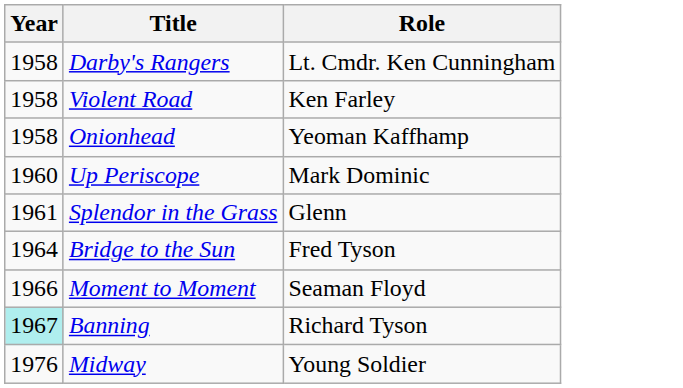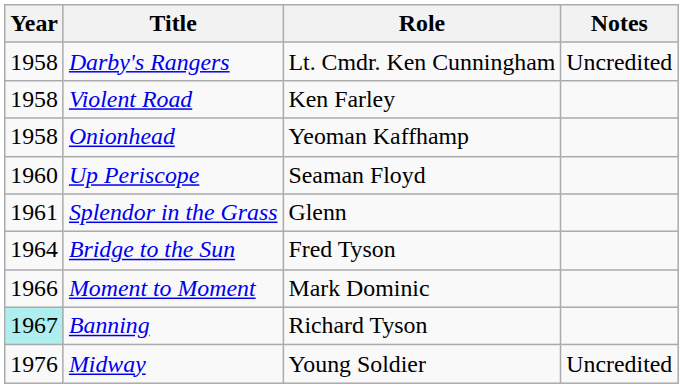+ column: (619, 23)
(359, 174) Mark Dominic -> (357, 174) Seaman Floyd
(357, 288) Seaman Floyd -> (359, 288) Mark Dominic
